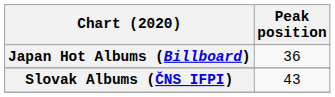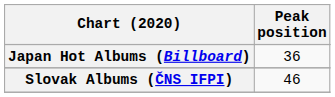(292, 80) 43 -> (292, 80) 46
